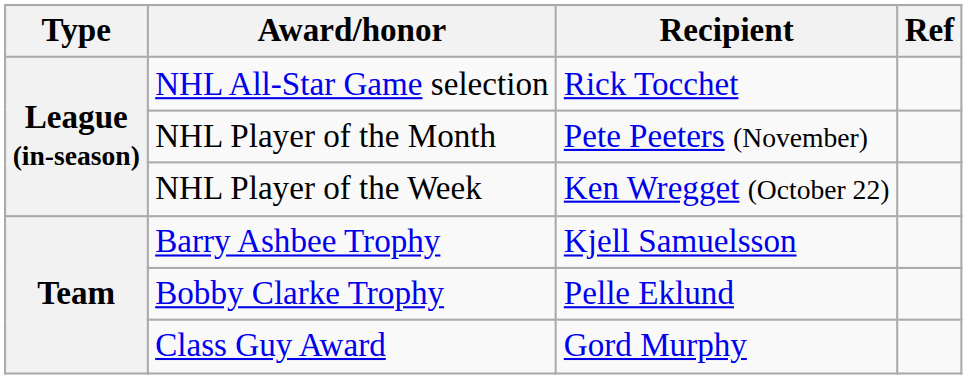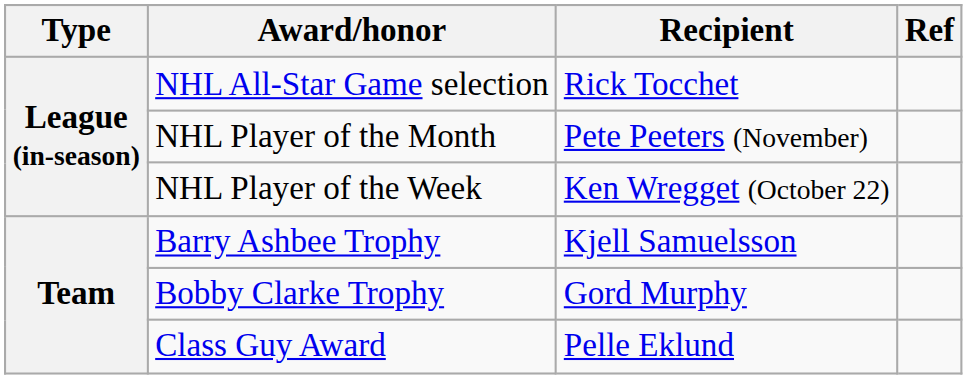(649, 293) Pelle Eklund -> (655, 293) Gord Murphy
(655, 345) Gord Murphy -> (649, 345) Pelle Eklund
